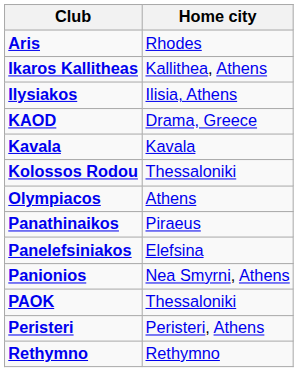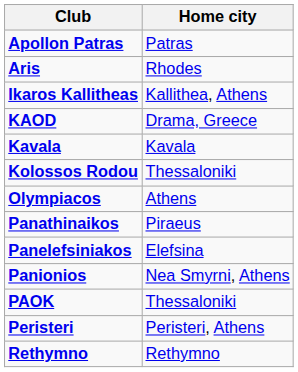+ row: (66, 43)
- row: (43, 95)
